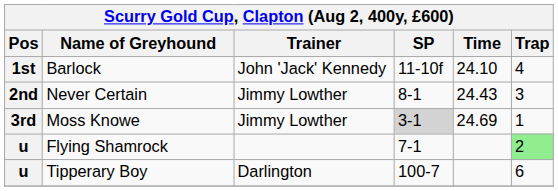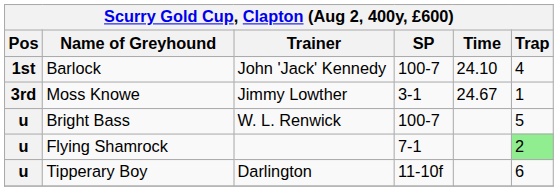(421, 69) 11-10f -> (419, 69) 100-7
- row: (97, 95)
(410, 120) lightgrey background -> (410, 95) no background
(477, 120) 24.69 -> (477, 95) 24.67
+ row: (88, 120)
(419, 172) 100-7 -> (421, 172) 11-10f
